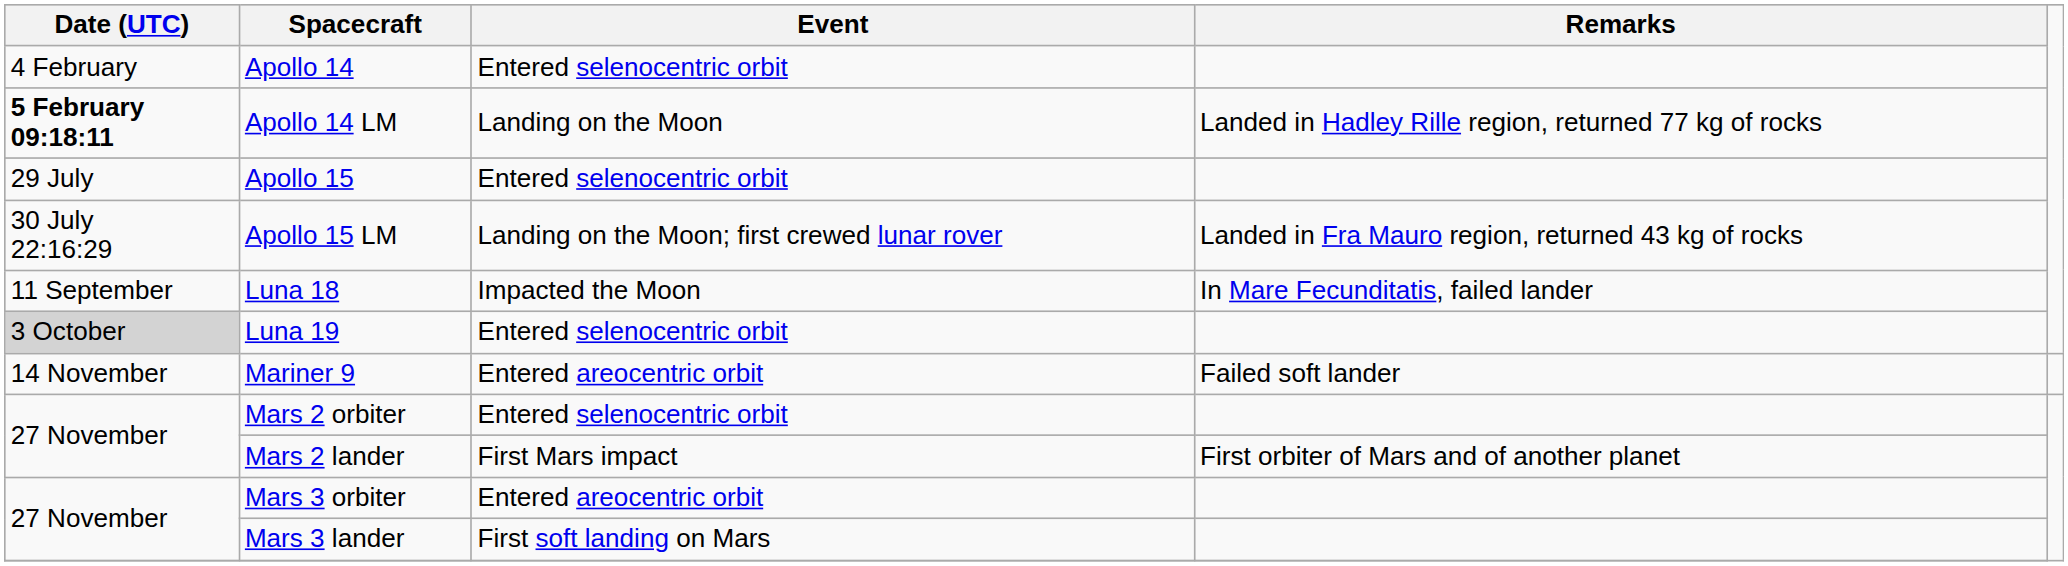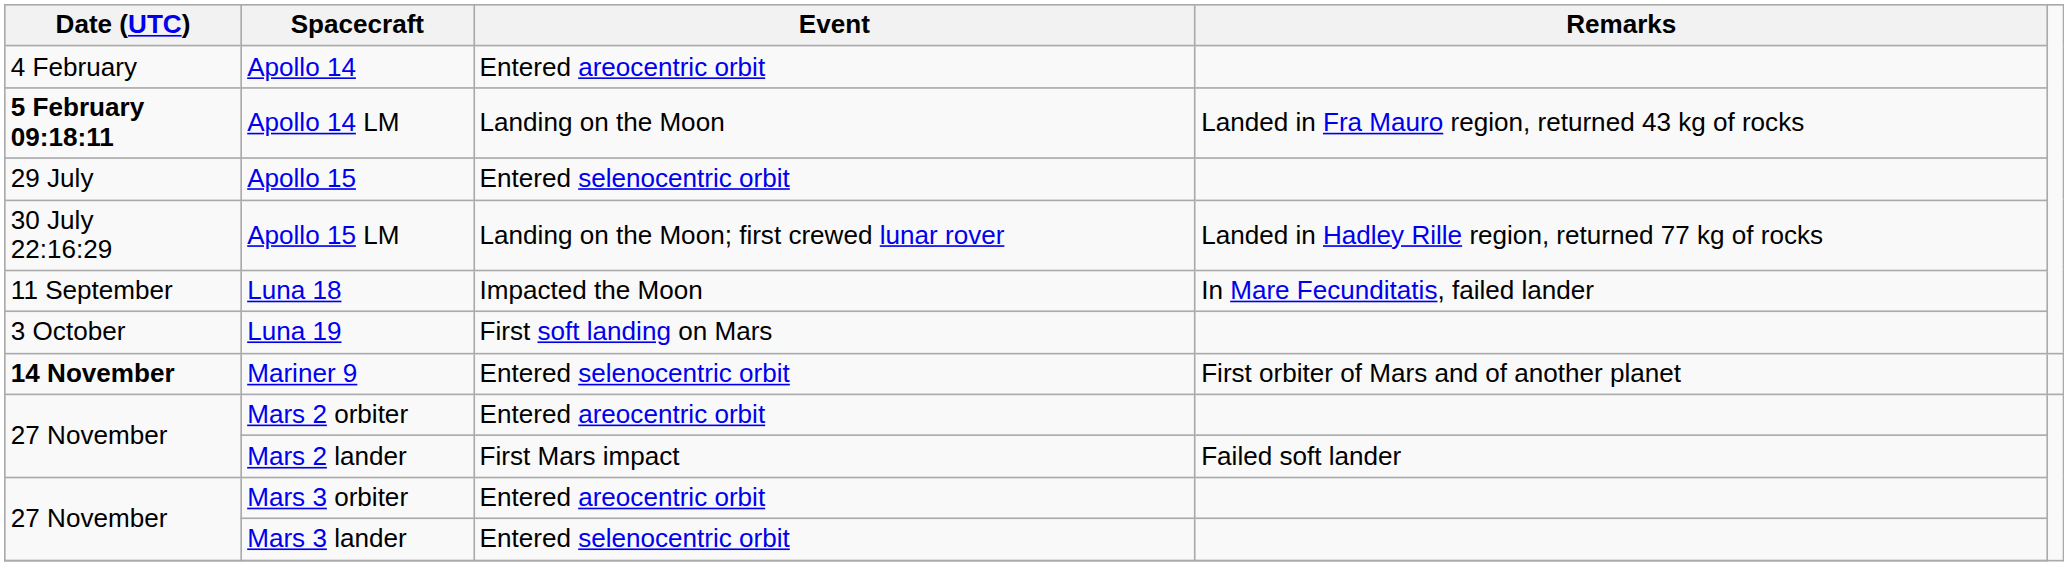(633, 66) Entered selenocentric orbit -> (622, 66) Entered areocentric orbit
(1511, 122) Landed in Hadley Rille region, returned 77 kg of rocks -> (1503, 122) Landed in Fra Mauro region, returned 43 kg of rocks
(1502, 234) Landed in Fra Mauro region, returned 43 kg of rocks -> (1512, 234) Landed in Hadley Rille region, returned 77 kg of rocks
(68, 332) lightgrey background -> (68, 332) no background
(633, 332) Entered selenocentric orbit -> (626, 332) First soft landing on Mars
(89, 373) normal -> (93, 373) bold
(620, 373) Entered areocentric orbit -> (635, 373) Entered selenocentric orbit
(1300, 373) Failed soft lander -> (1441, 373) First orbiter of Mars and of another planet
(633, 414) Entered selenocentric orbit -> (622, 414) Entered areocentric orbit
(1440, 456) First orbiter of Mars and of another planet -> (1301, 456) Failed soft lander
(624, 538) First soft landing on Mars -> (635, 538) Entered selenocentric orbit
